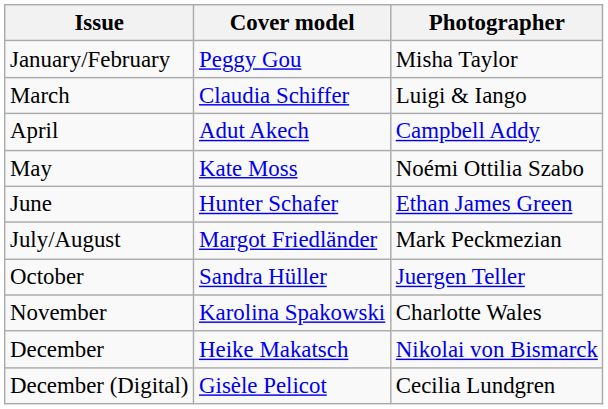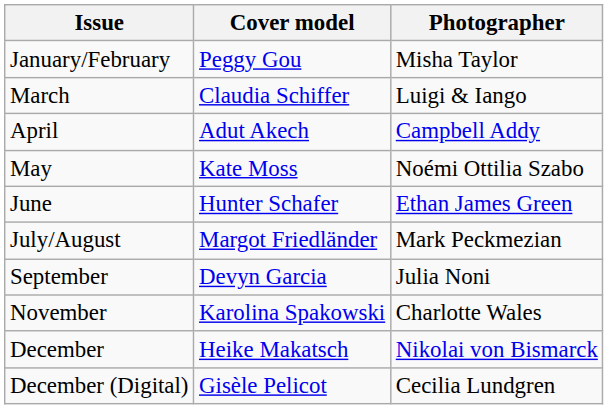+ row: (59, 276)
- row: (47, 276)
